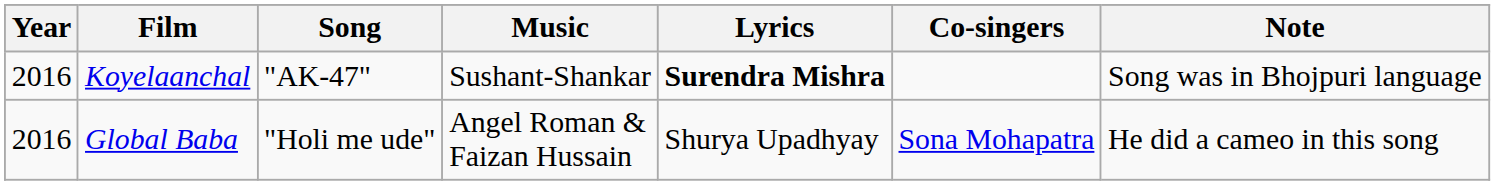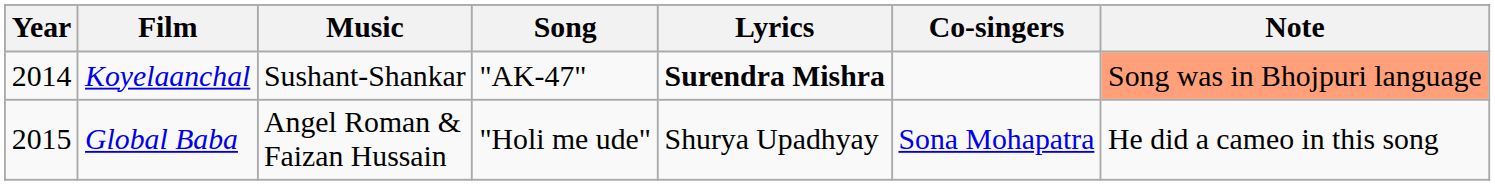columns swapped: (350, 28) <-> (550, 28)
(42, 75) 2016 -> (42, 75) 2014
(1295, 75) no background -> (1295, 75) lightsalmon background
(42, 139) 2016 -> (42, 139) 2015
